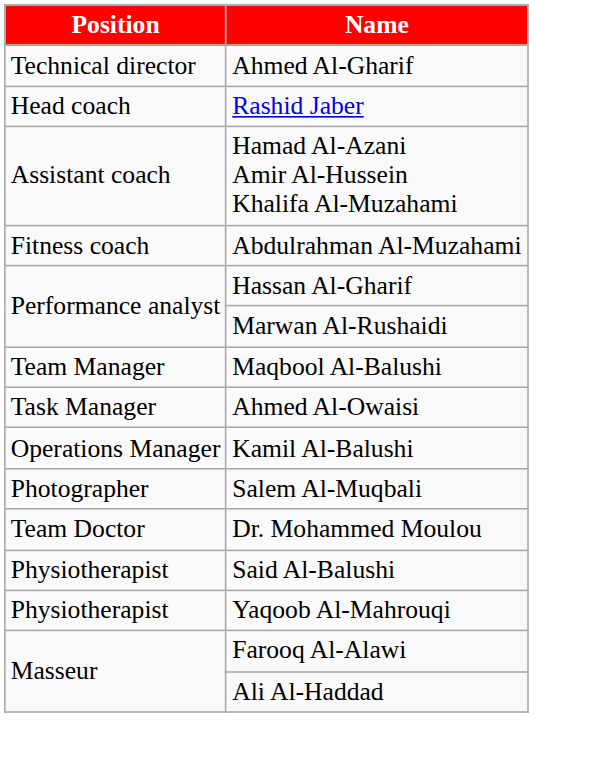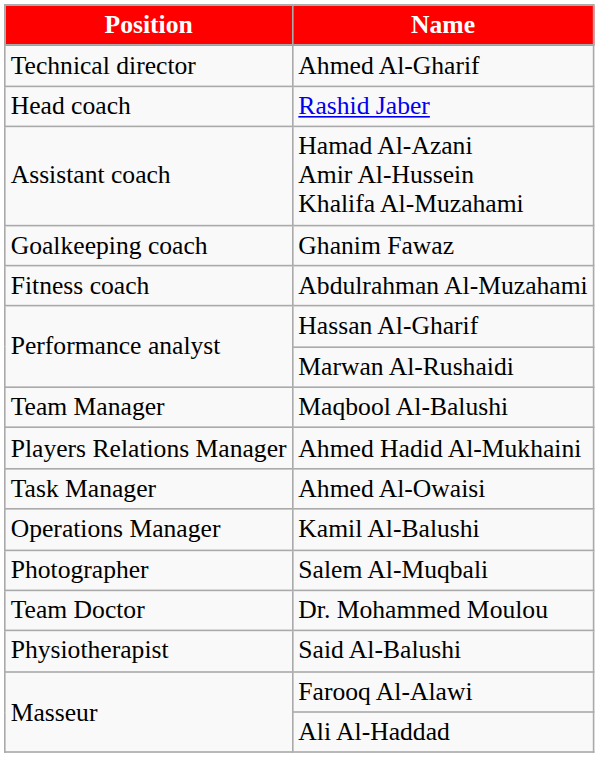+ row: (376, 244)
+ row: (440, 447)
- row: (341, 610)
